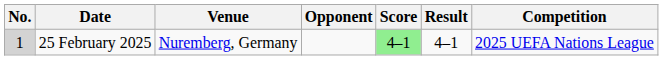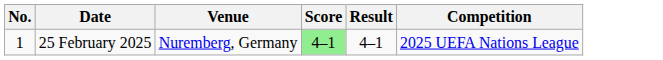- column: (339, 17)
(20, 42) lightgrey background -> (20, 42) no background
